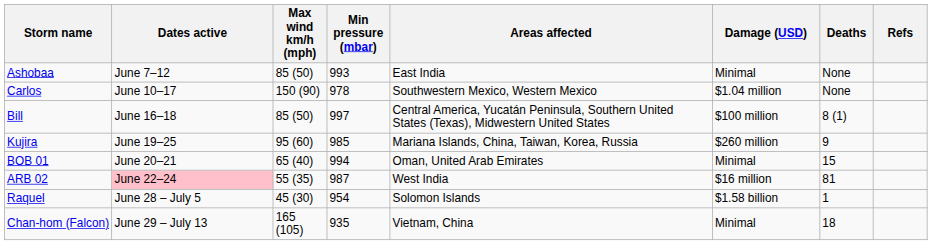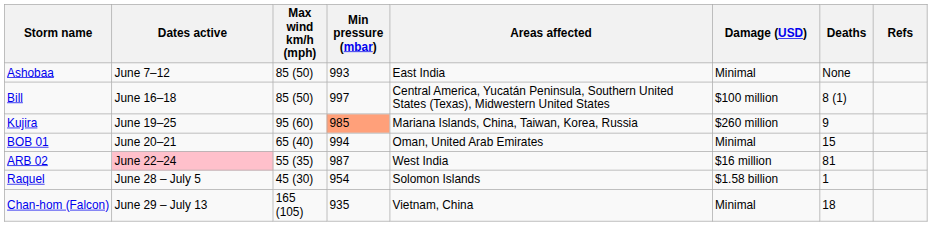- row: (24, 91)
(339, 142) no background -> (339, 123) lightsalmon background
